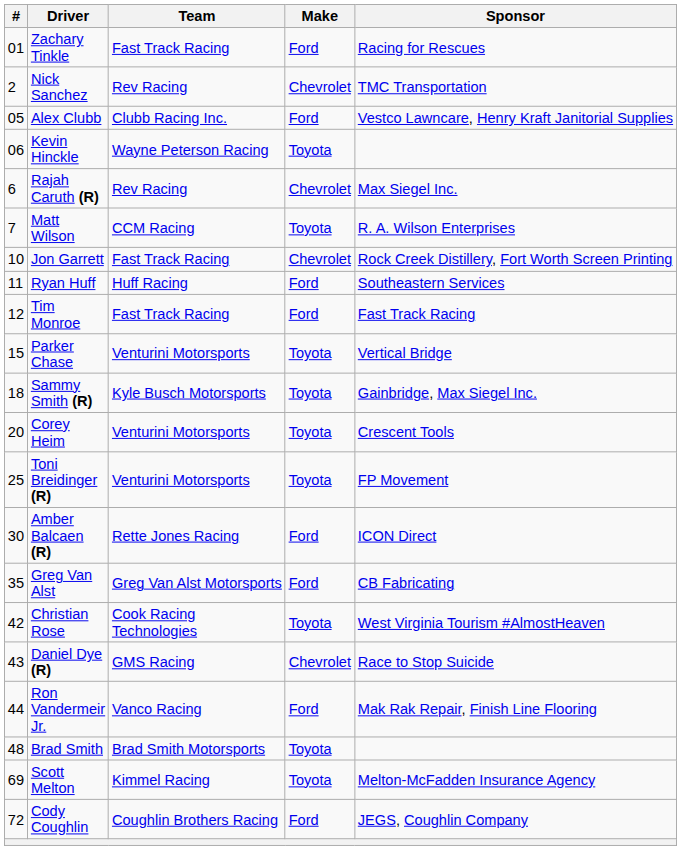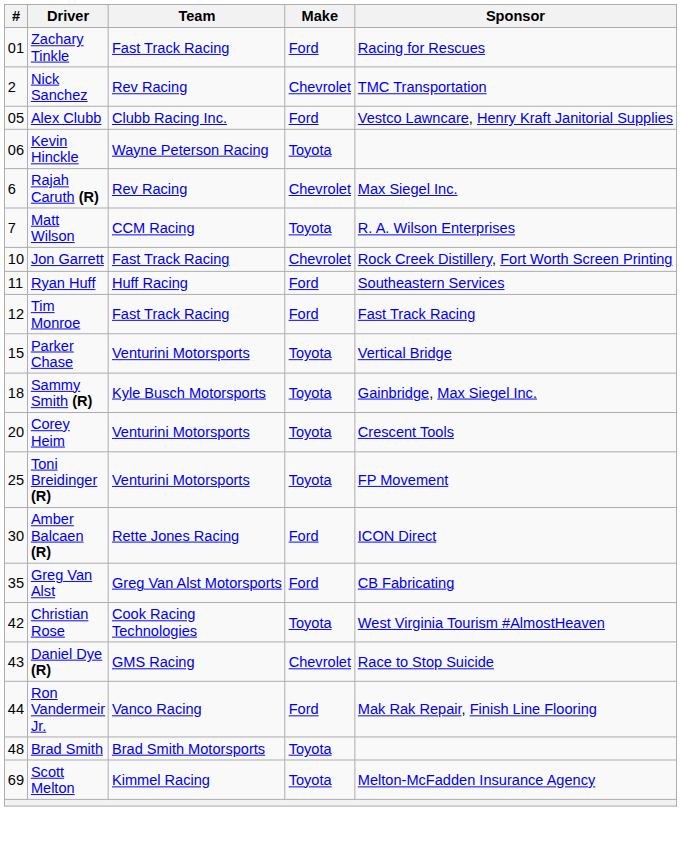- row: (60, 820)
